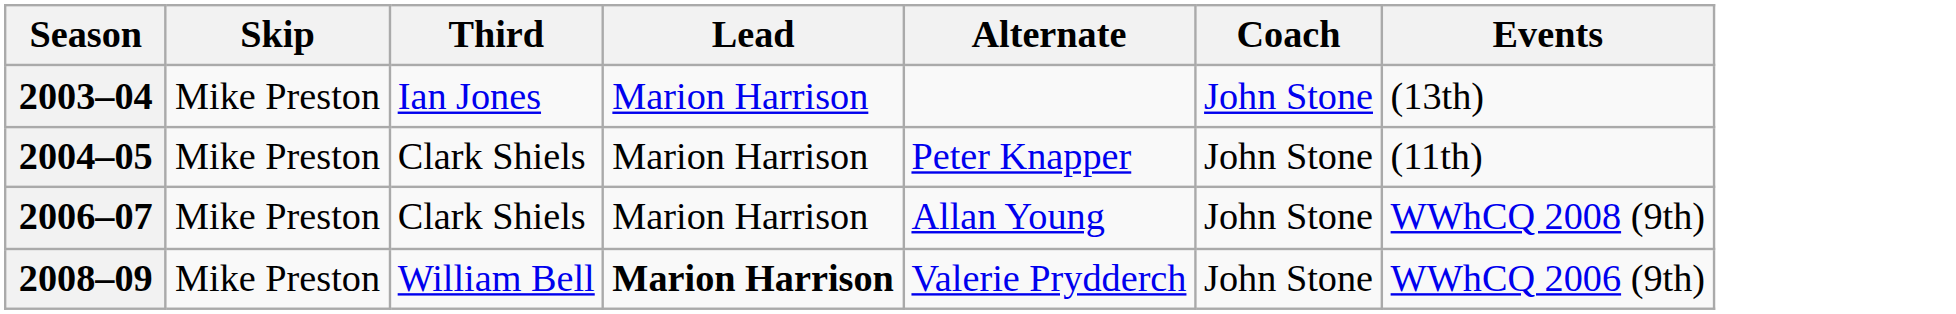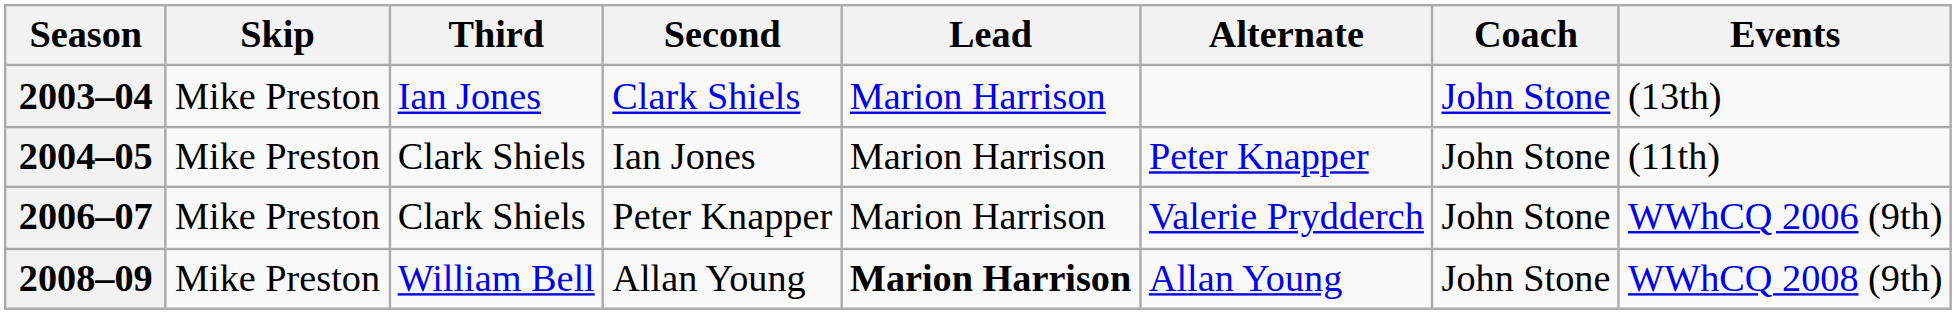+ column: (722, 34)
(1008, 216) Allan Young -> (1286, 216) Valerie Prydderch
(1548, 216) WWhCQ 2008 (9th) -> (1785, 216) WWhCQ 2006 (9th)
(1049, 277) Valerie Prydderch -> (1246, 277) Allan Young
(1548, 277) WWhCQ 2006 (9th) -> (1785, 277) WWhCQ 2008 (9th)
